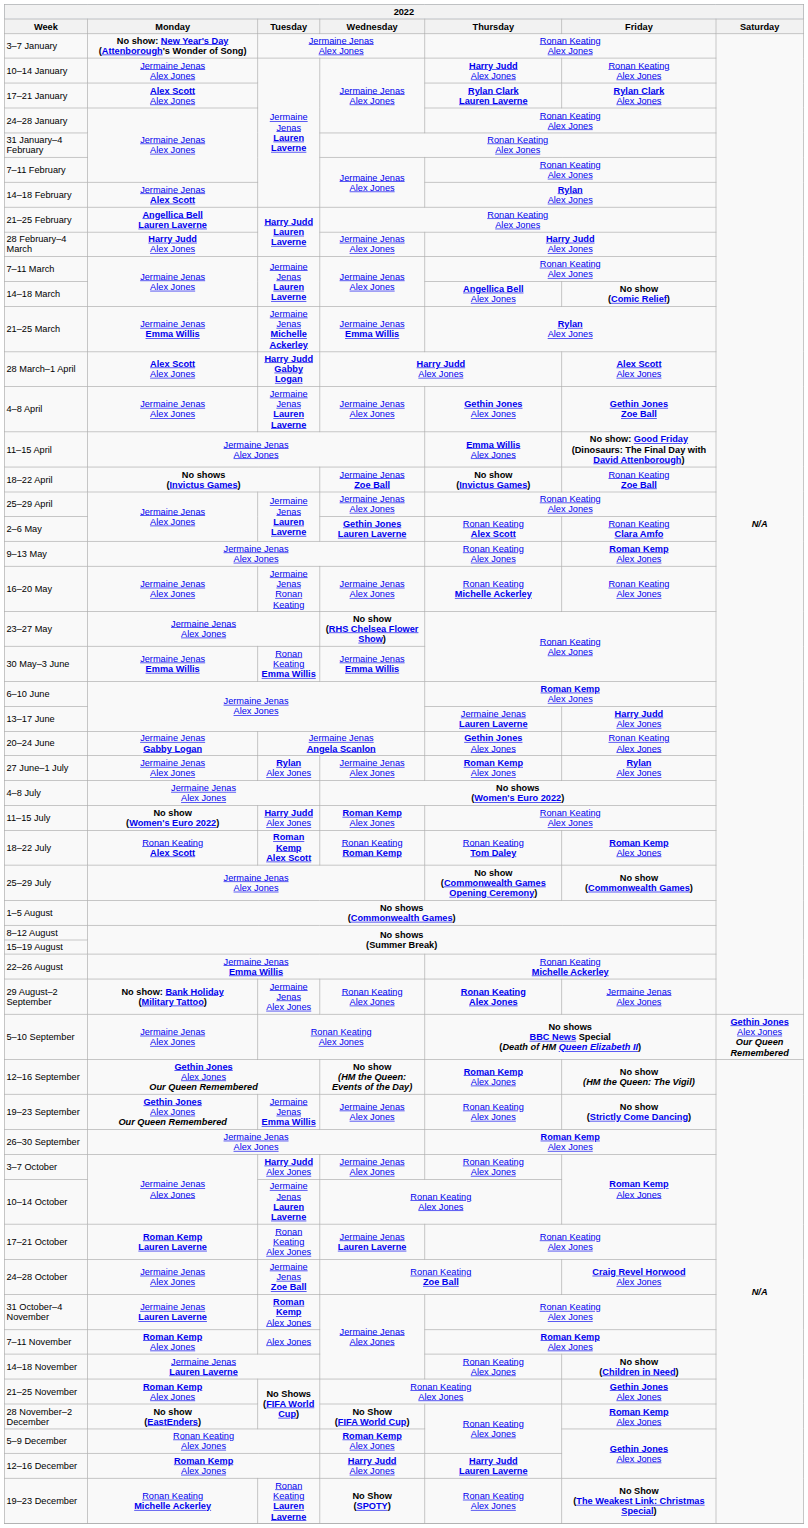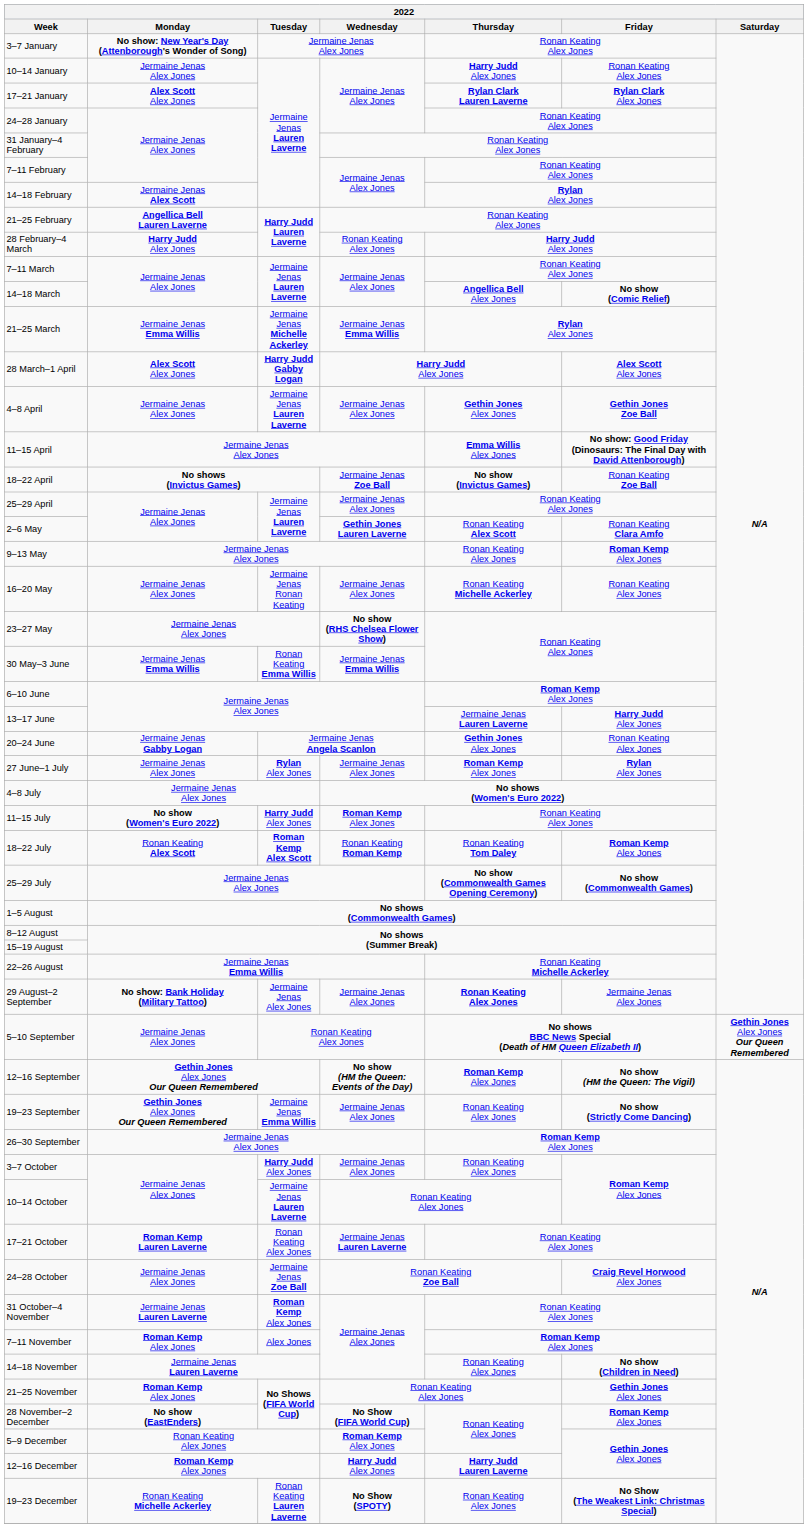(372, 245) Jermaine Jenas Alex Jones -> (372, 245) Ronan Keating Alex Jones
(372, 997) Ronan Keating Alex Jones -> (372, 997) Jermaine Jenas Alex Jones
